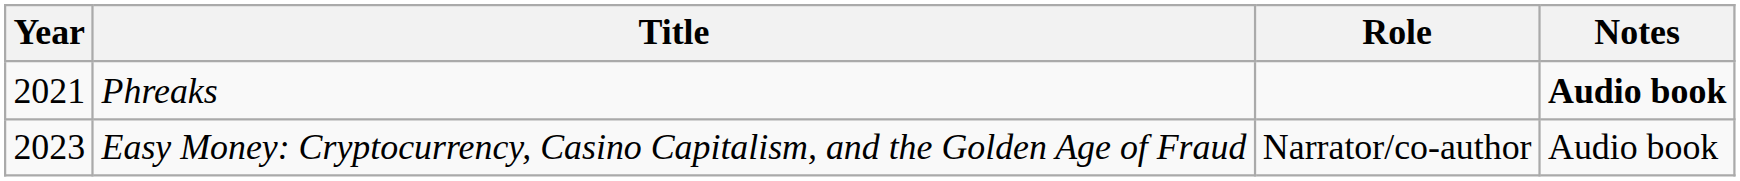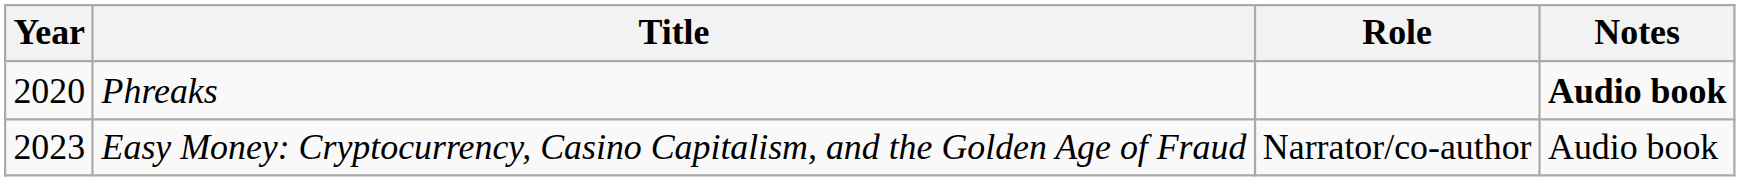(49, 89) 2021 -> (49, 89) 2020
